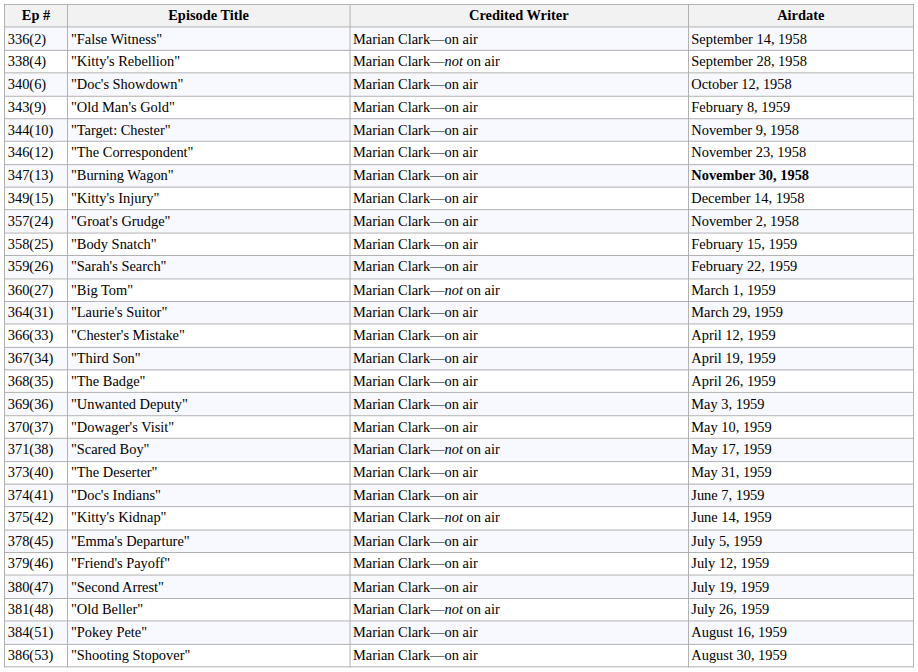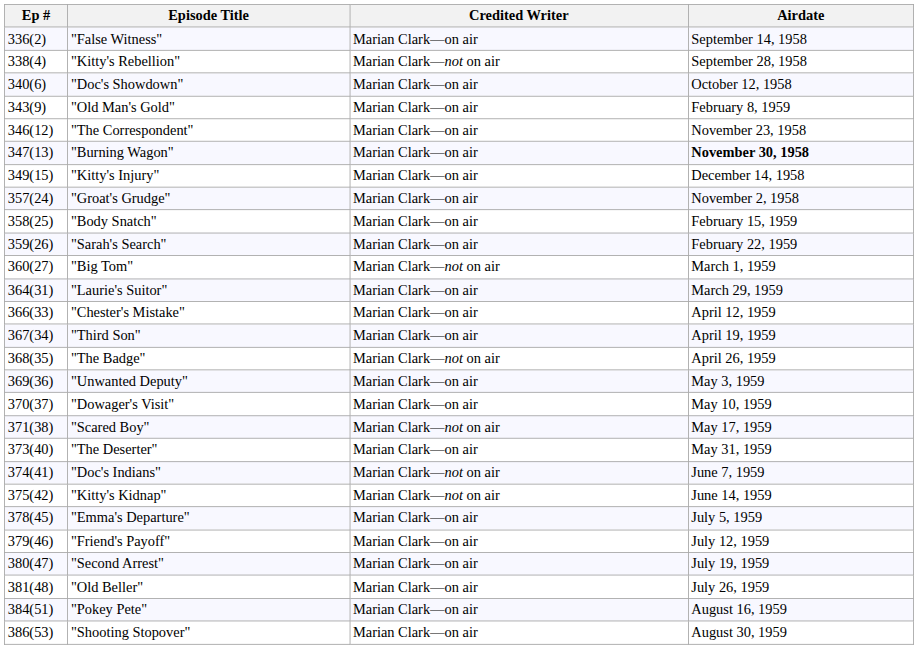- row: (121, 130)
(415, 381) Marian Clark—on air -> (426, 358) Marian Clark—not on air
(415, 495) Marian Clark—on air -> (426, 472) Marian Clark—not on air
(426, 609) Marian Clark—not on air -> (415, 586) Marian Clark—on air
